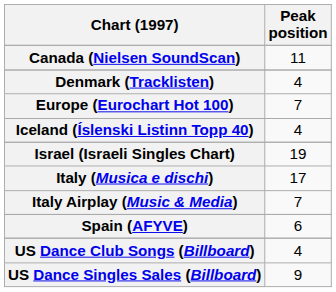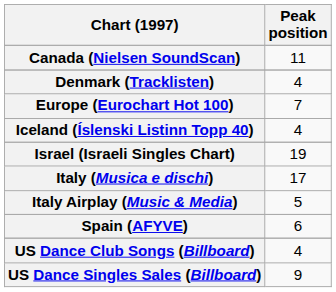(298, 202) 7 -> (298, 202) 5
